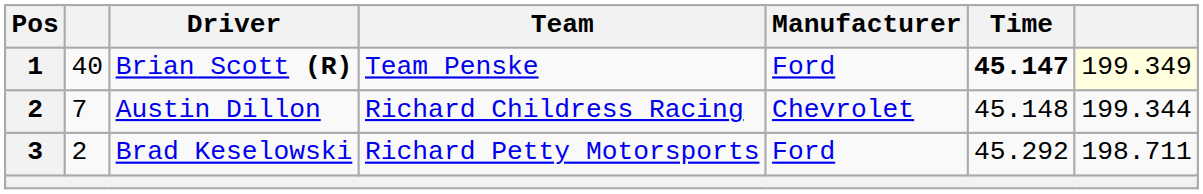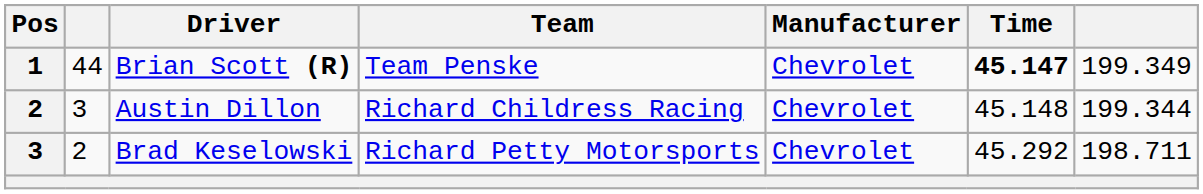(87, 69) 40 -> (87, 69) 44
(804, 69) Ford -> (843, 69) Chevrolet
(1137, 69) lightyellow background -> (1137, 69) no background
(79, 112) 7 -> (79, 112) 3
(804, 154) Ford -> (843, 154) Chevrolet
